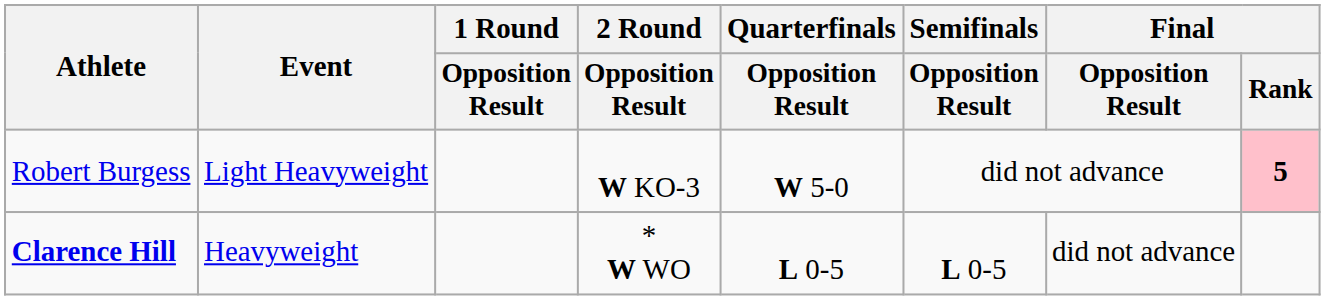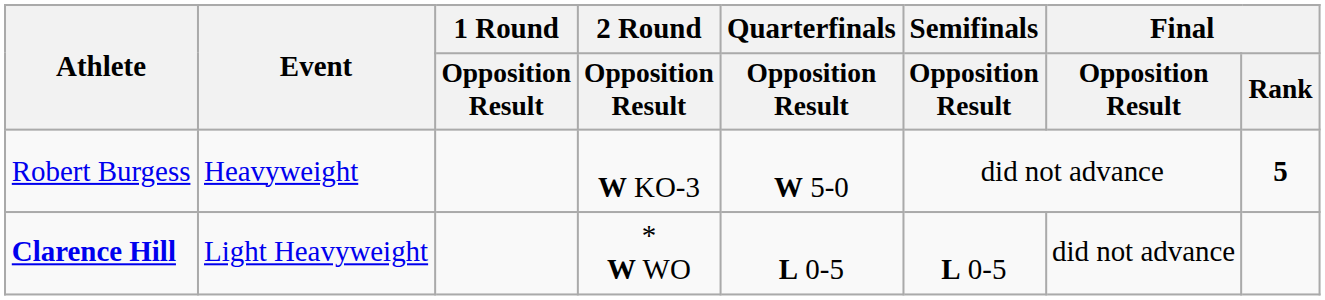(316, 170) Light Heavyweight -> (281, 170) Heavyweight
(1280, 170) pink background -> (1280, 170) no background
(281, 252) Heavyweight -> (316, 252) Light Heavyweight
